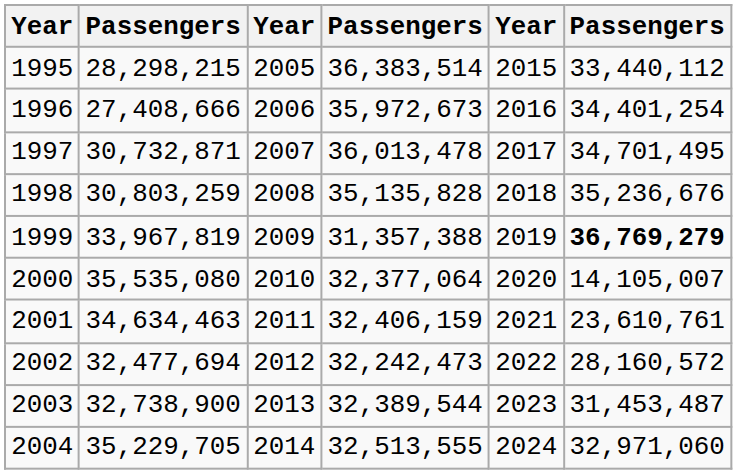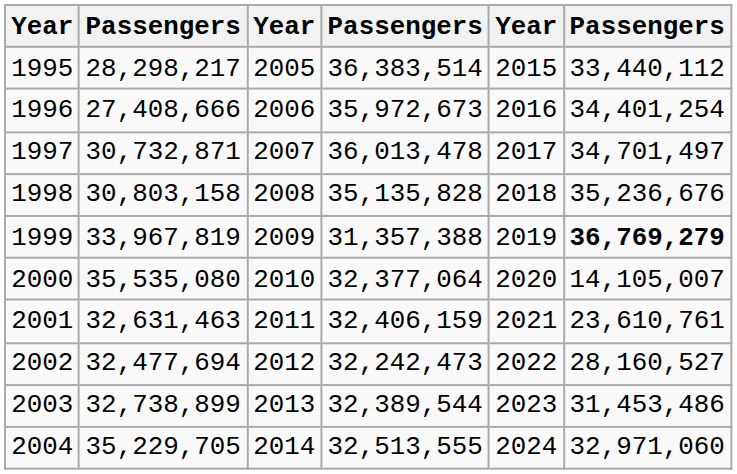(163, 68) 28,298,215 -> (163, 68) 28,298,217
(647, 153) 34,701,495 -> (647, 153) 34,701,497
(163, 195) 30,803,259 -> (163, 195) 30,803,158
(163, 321) 34,634,463 -> (163, 321) 32,631,463
(647, 363) 28,160,572 -> (647, 363) 28,160,527
(163, 406) 32,738,900 -> (163, 406) 32,738,899
(647, 406) 31,453,487 -> (647, 406) 31,453,486
